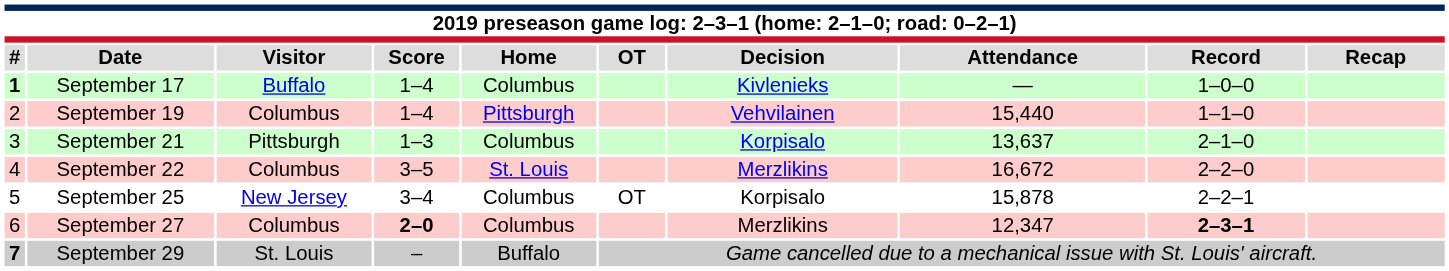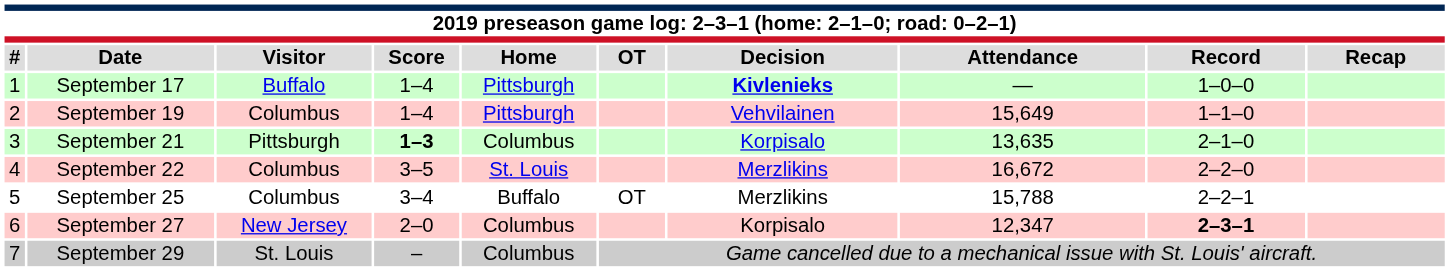(15, 85) bold -> (15, 85) normal
(529, 85) Columbus -> (529, 85) Pittsburgh
(783, 85) normal -> (783, 85) bold
(1023, 113) 15,440 -> (1023, 113) 15,649
(417, 141) normal -> (417, 141) bold
(1023, 141) 13,637 -> (1023, 141) 13,635
(294, 197) New Jersey -> (294, 197) Columbus
(529, 197) Columbus -> (529, 197) Buffalo
(783, 197) Korpisalo -> (783, 197) Merzlikins
(1023, 197) 15,878 -> (1023, 197) 15,788
(294, 225) Columbus -> (294, 225) New Jersey
(417, 225) bold -> (417, 225) normal
(783, 225) Merzlikins -> (783, 225) Korpisalo
(15, 253) bold -> (15, 253) normal
(529, 253) Buffalo -> (529, 253) Columbus
